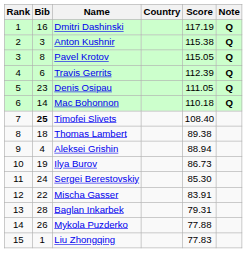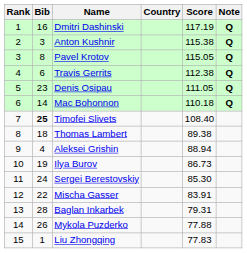(199, 73) 112.39 -> (199, 73) 112.38
